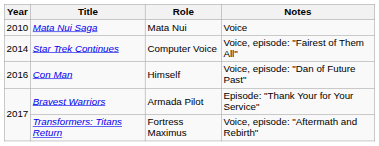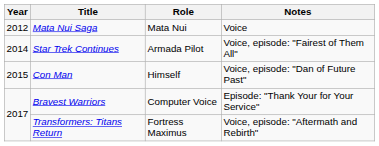(17, 27) 2010 -> (17, 27) 2012
(182, 48) Computer Voice -> (175, 48) Armada Pilot
(17, 75) 2016 -> (17, 75) 2015
(175, 101) Armada Pilot -> (182, 101) Computer Voice
